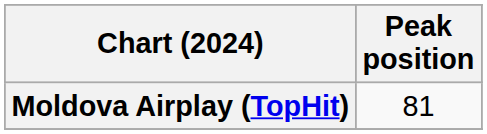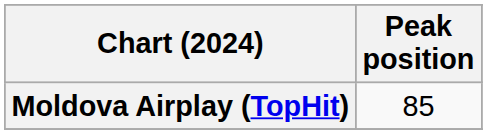(418, 105) 81 -> (418, 105) 85
